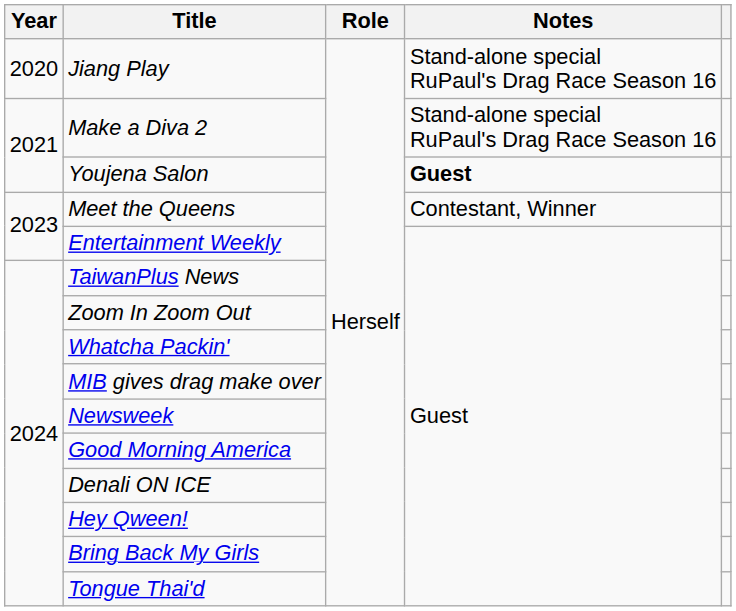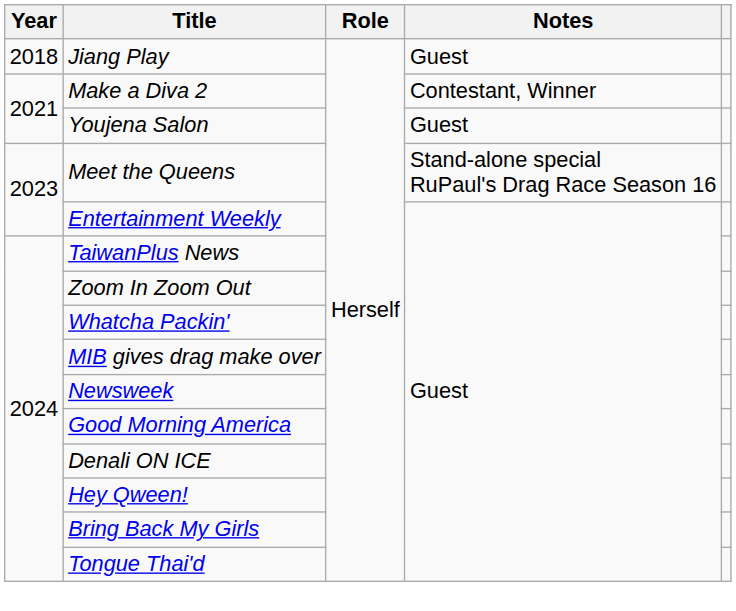(34, 68) 2020 -> (34, 56) 2018
(563, 68) Stand-alone special RuPaul's Drag Race Season 16 -> (439, 56) Guest
(563, 127) Stand-alone special RuPaul's Drag Race Season 16 -> (503, 90) Contestant, Winner
(441, 174) bold -> (439, 125) normal
(503, 208) Contestant, Winner -> (563, 172) Stand-alone special RuPaul's Drag Race Season 16
